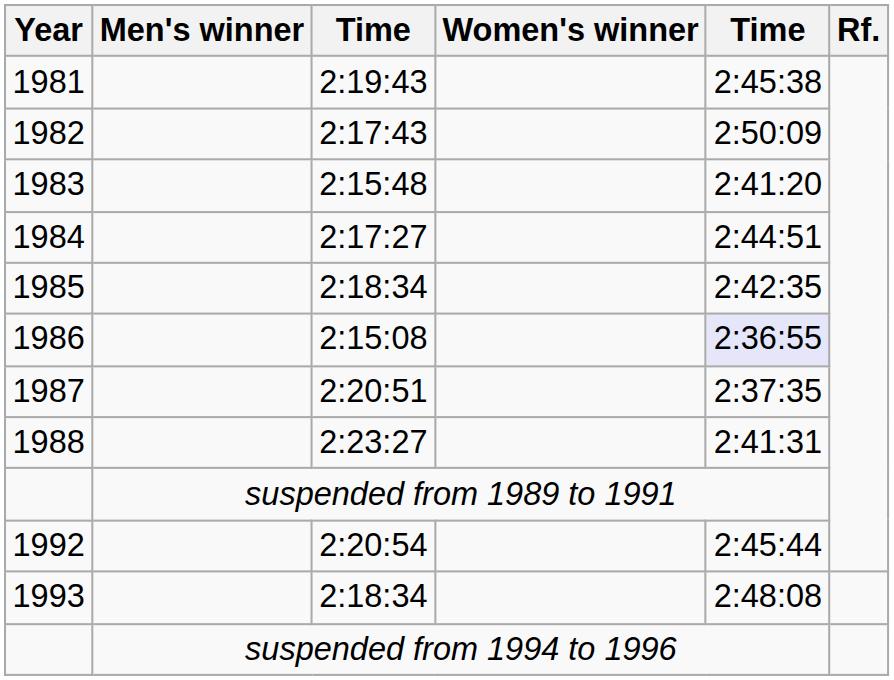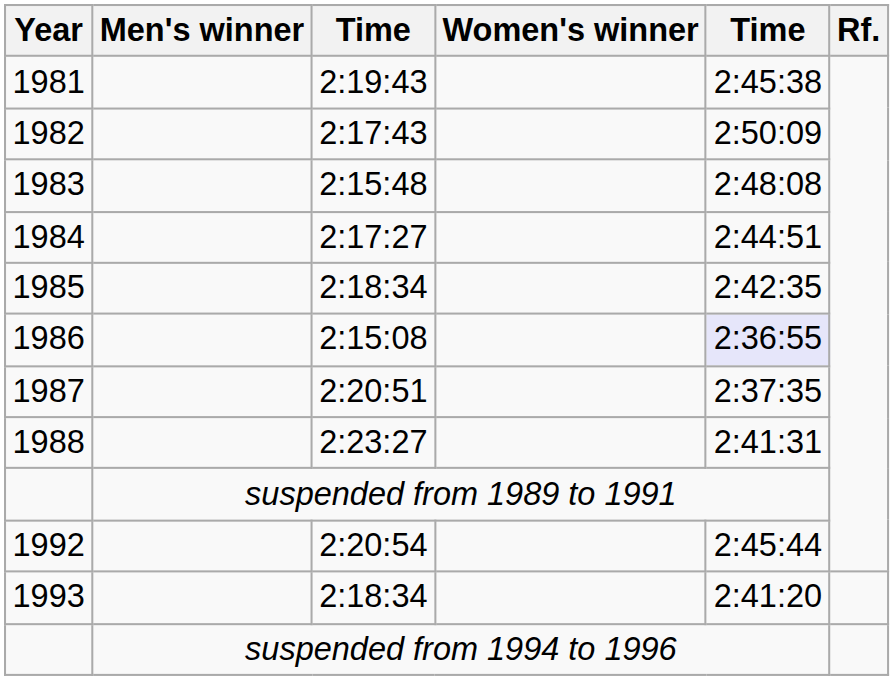(768, 184) 2:41:20 -> (768, 184) 2:48:08
(768, 596) 2:48:08 -> (768, 596) 2:41:20
